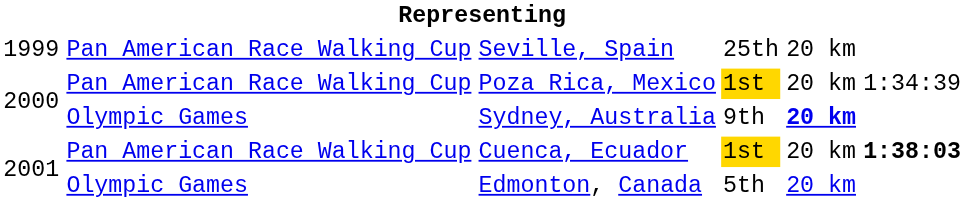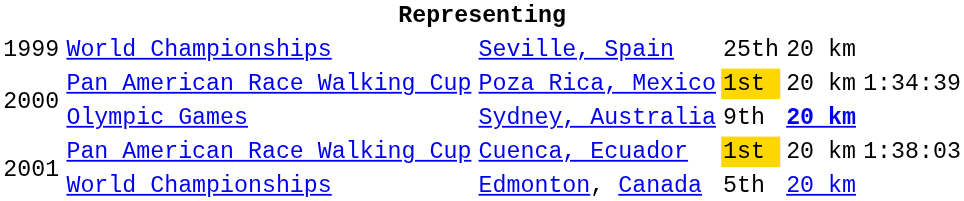(269, 50) Pan American Race Walking Cup -> (199, 50) World Championships
(912, 152) bold -> (912, 152) normal
(157, 186) Olympic Games -> (199, 186) World Championships
